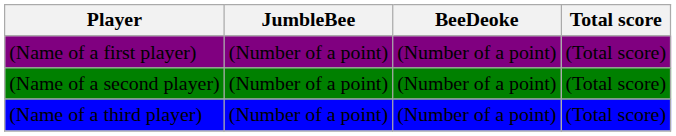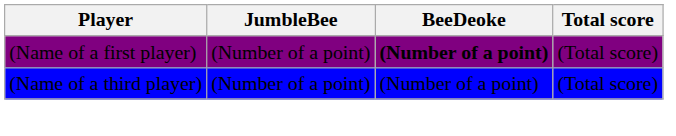(477, 51) normal -> (464, 51) bold
- row: (114, 83)
